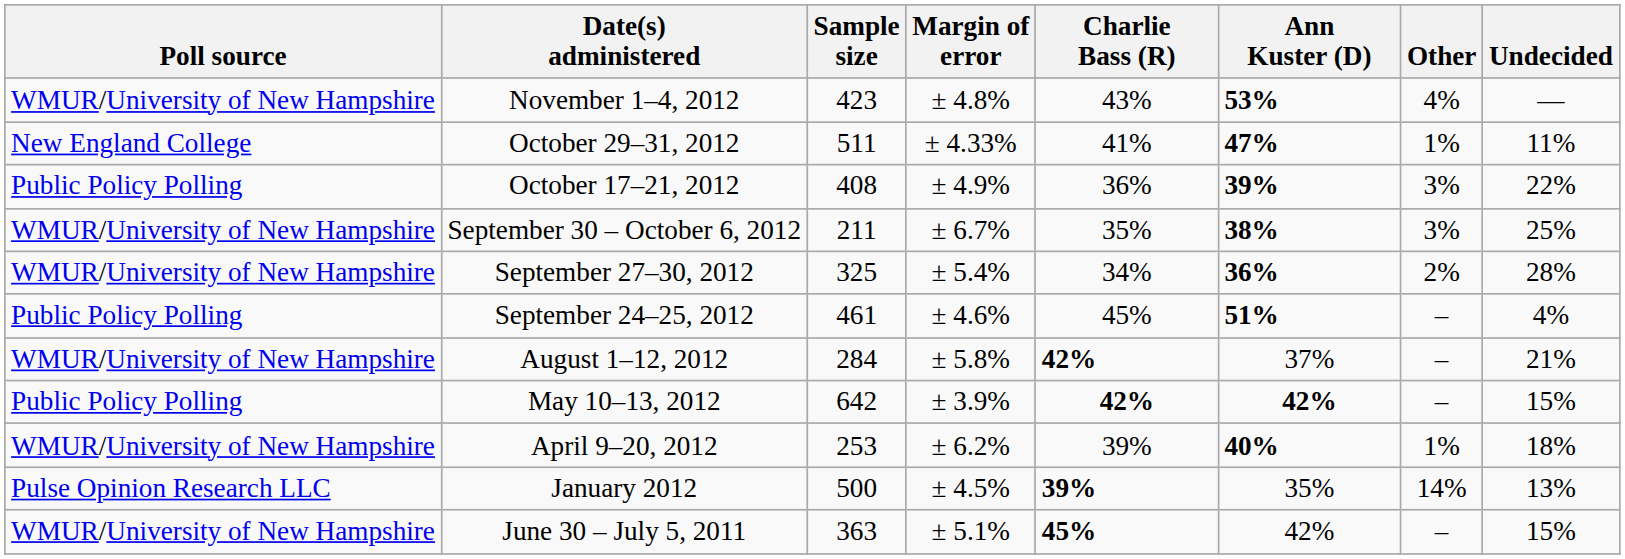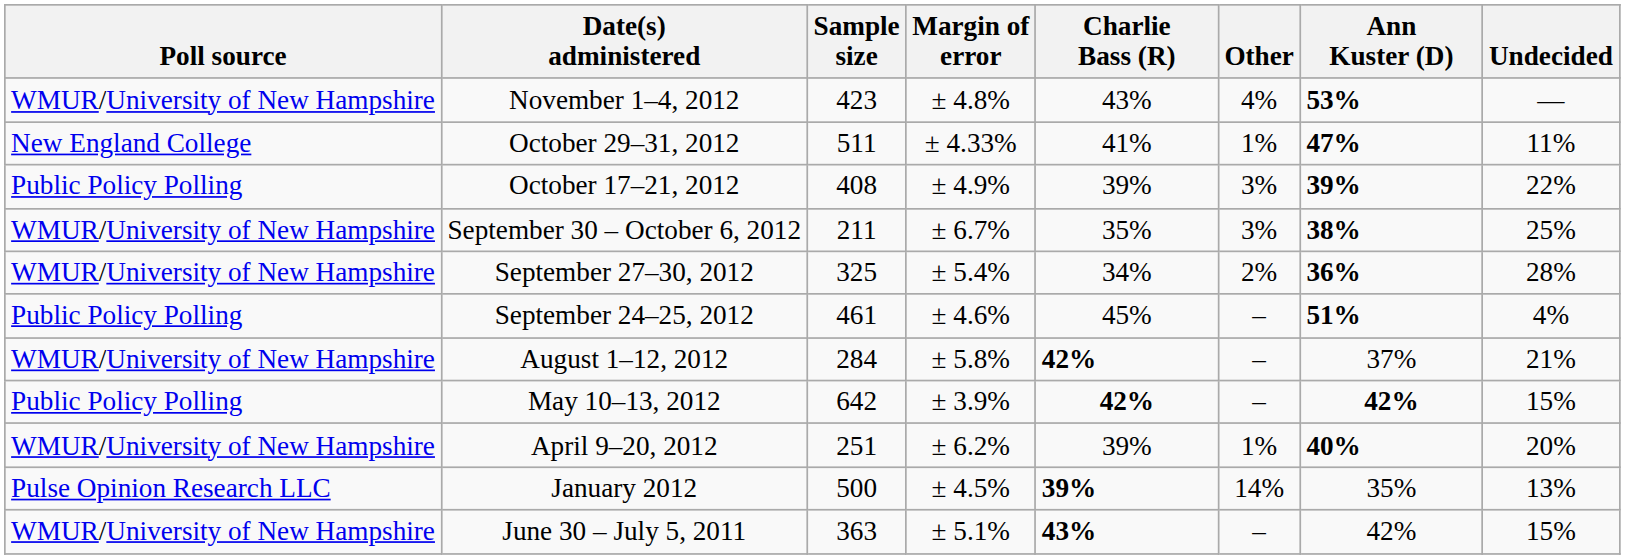columns swapped: (1309, 41) <-> (1442, 56)
(1127, 186) 36% -> (1127, 186) 39%
(857, 444) 253 -> (857, 444) 251
(1551, 444) 18% -> (1551, 444) 20%
(1069, 531) 45% -> (1069, 531) 43%
